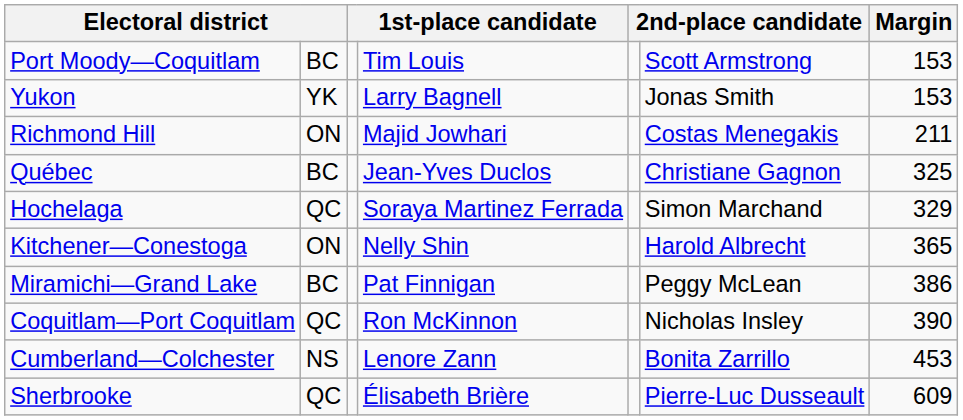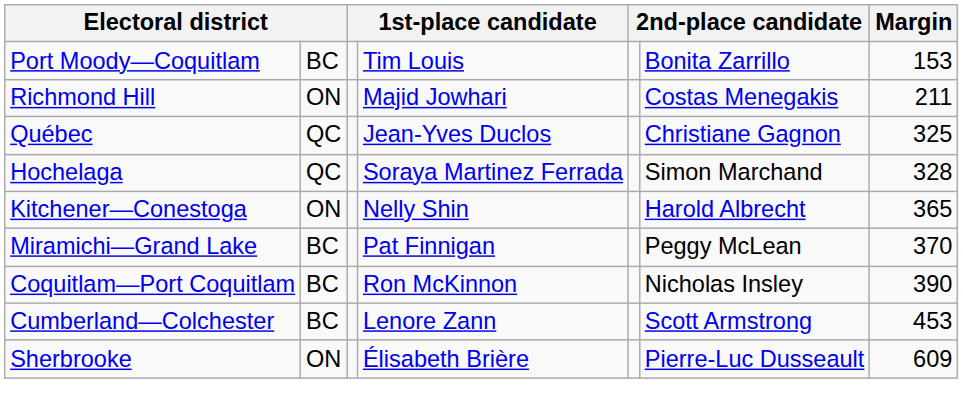(728, 60) Scott Armstrong -> (717, 60) Bonita Zarrillo
- row: (43, 97)
(322, 172) BC -> (324, 135) QC
(933, 209) 329 -> (933, 172) 328
(933, 284) 386 -> (933, 246) 370
(324, 321) QC -> (322, 284) BC
(322, 358) NS -> (322, 321) BC
(717, 358) Bonita Zarrillo -> (728, 321) Scott Armstrong
(324, 396) QC -> (324, 358) ON
